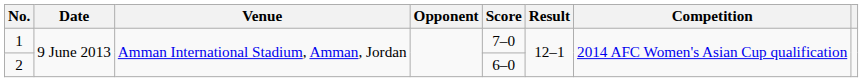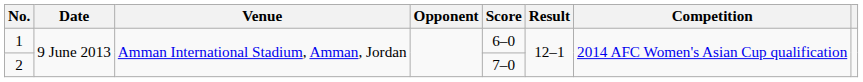(504, 40) 7–0 -> (504, 40) 6–0
(504, 64) 6–0 -> (504, 64) 7–0
